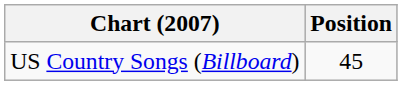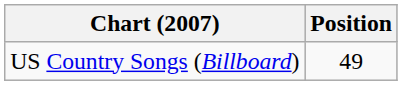(351, 60) 45 -> (351, 60) 49
